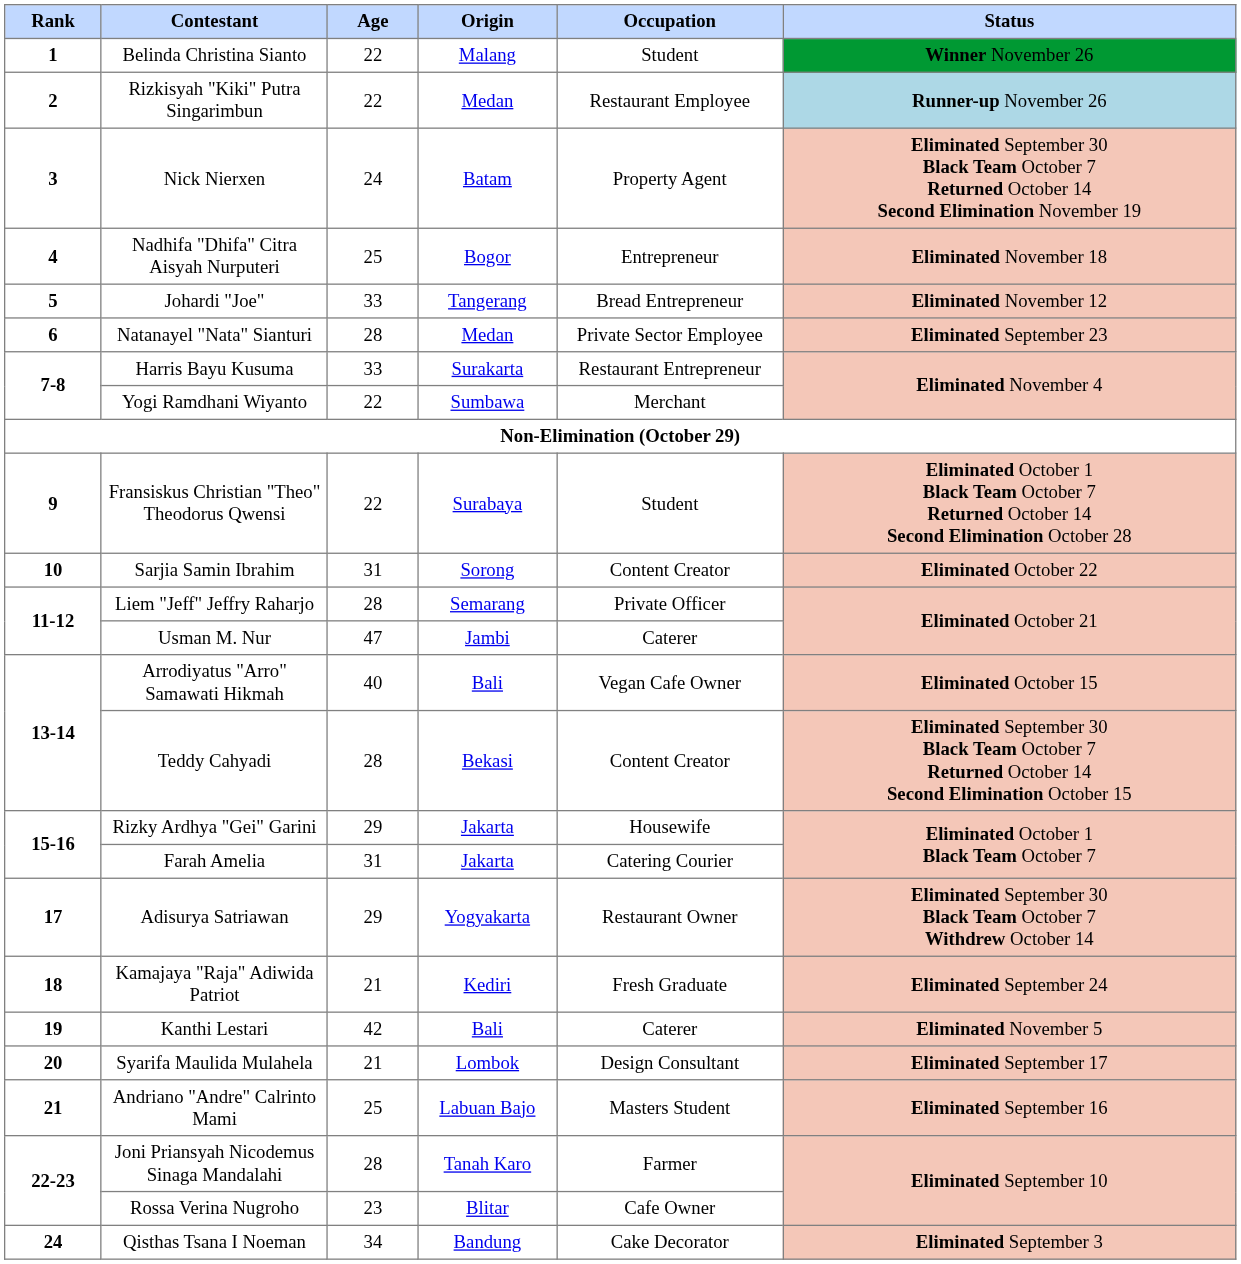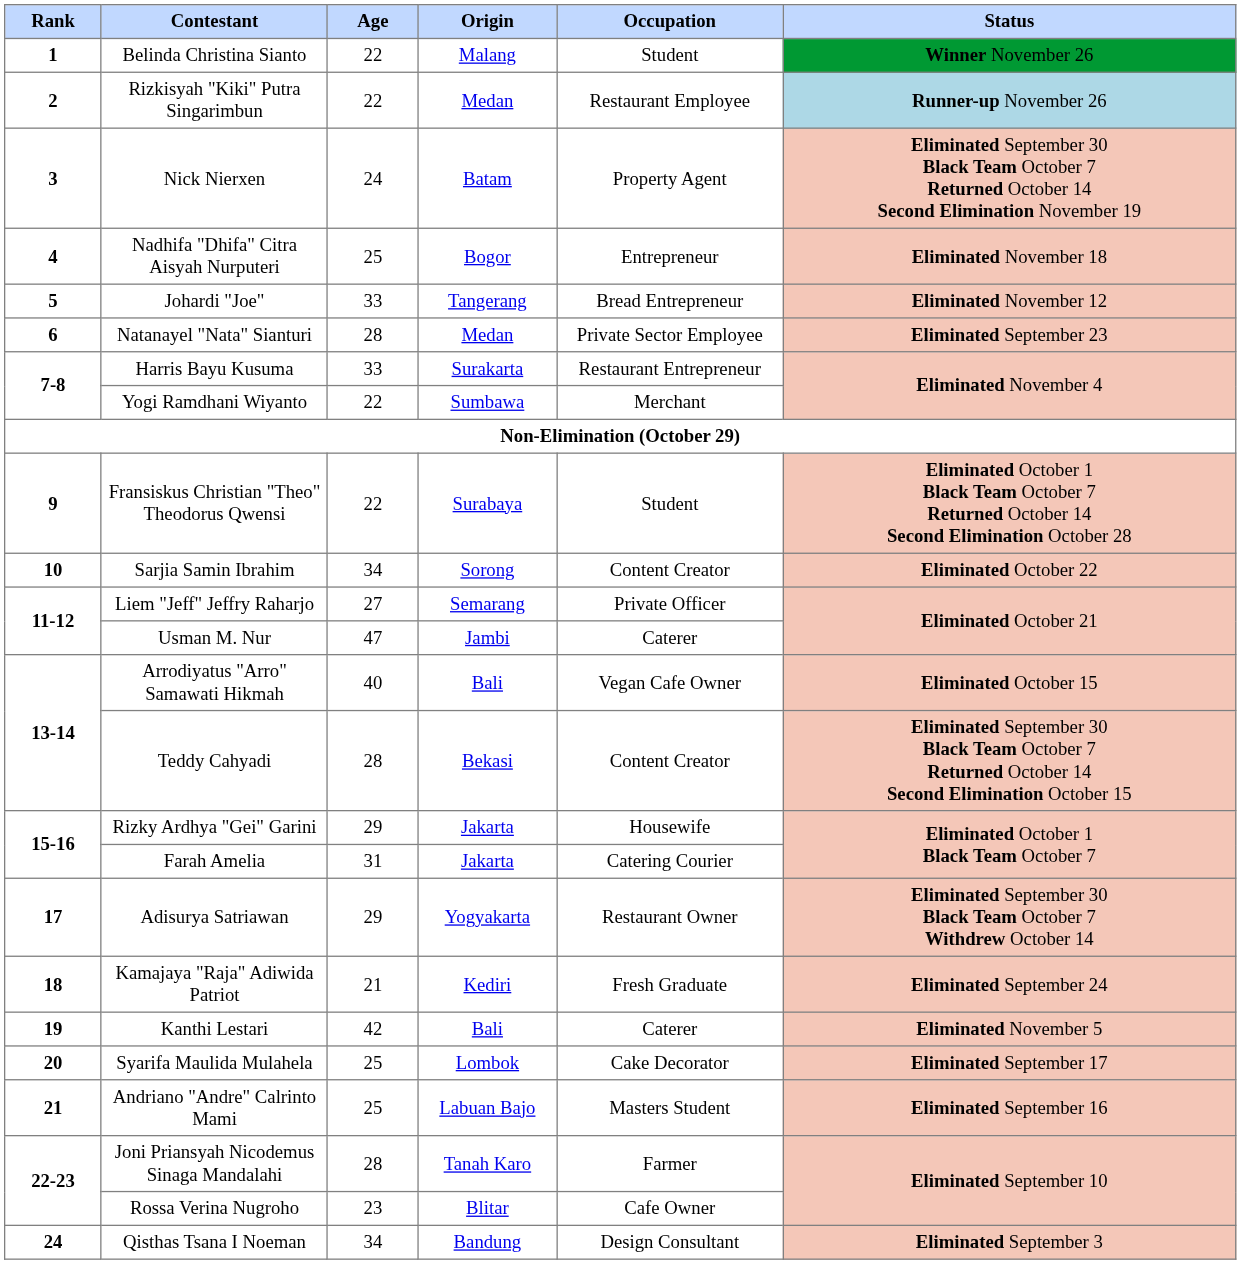(373, 569) 31 -> (373, 569) 34
(373, 603) 28 -> (373, 603) 27
(373, 1062) 21 -> (373, 1062) 25
(670, 1062) Design Consultant -> (670, 1062) Cake Decorator
(670, 1242) Cake Decorator -> (670, 1242) Design Consultant
